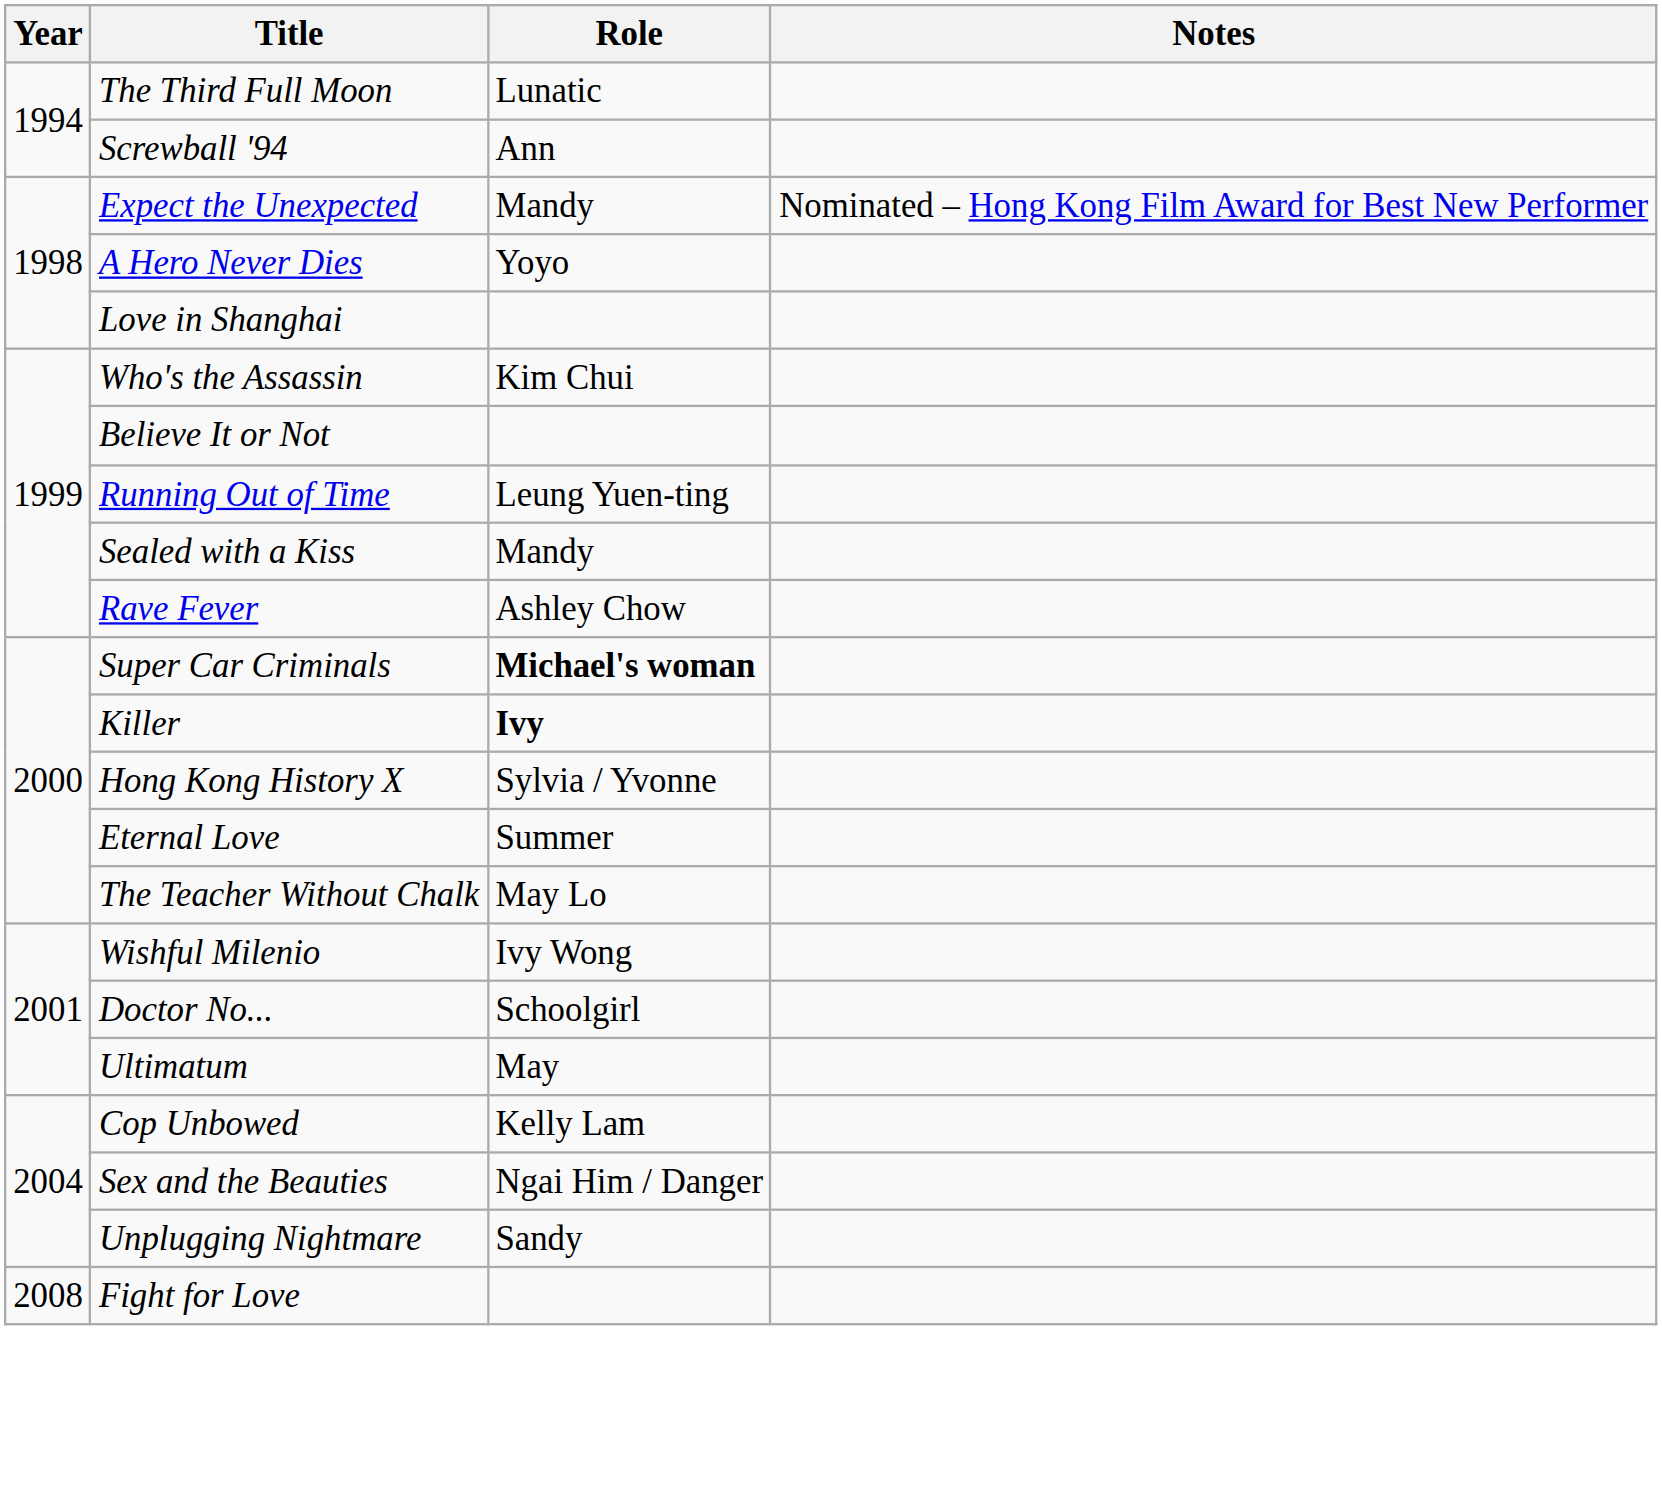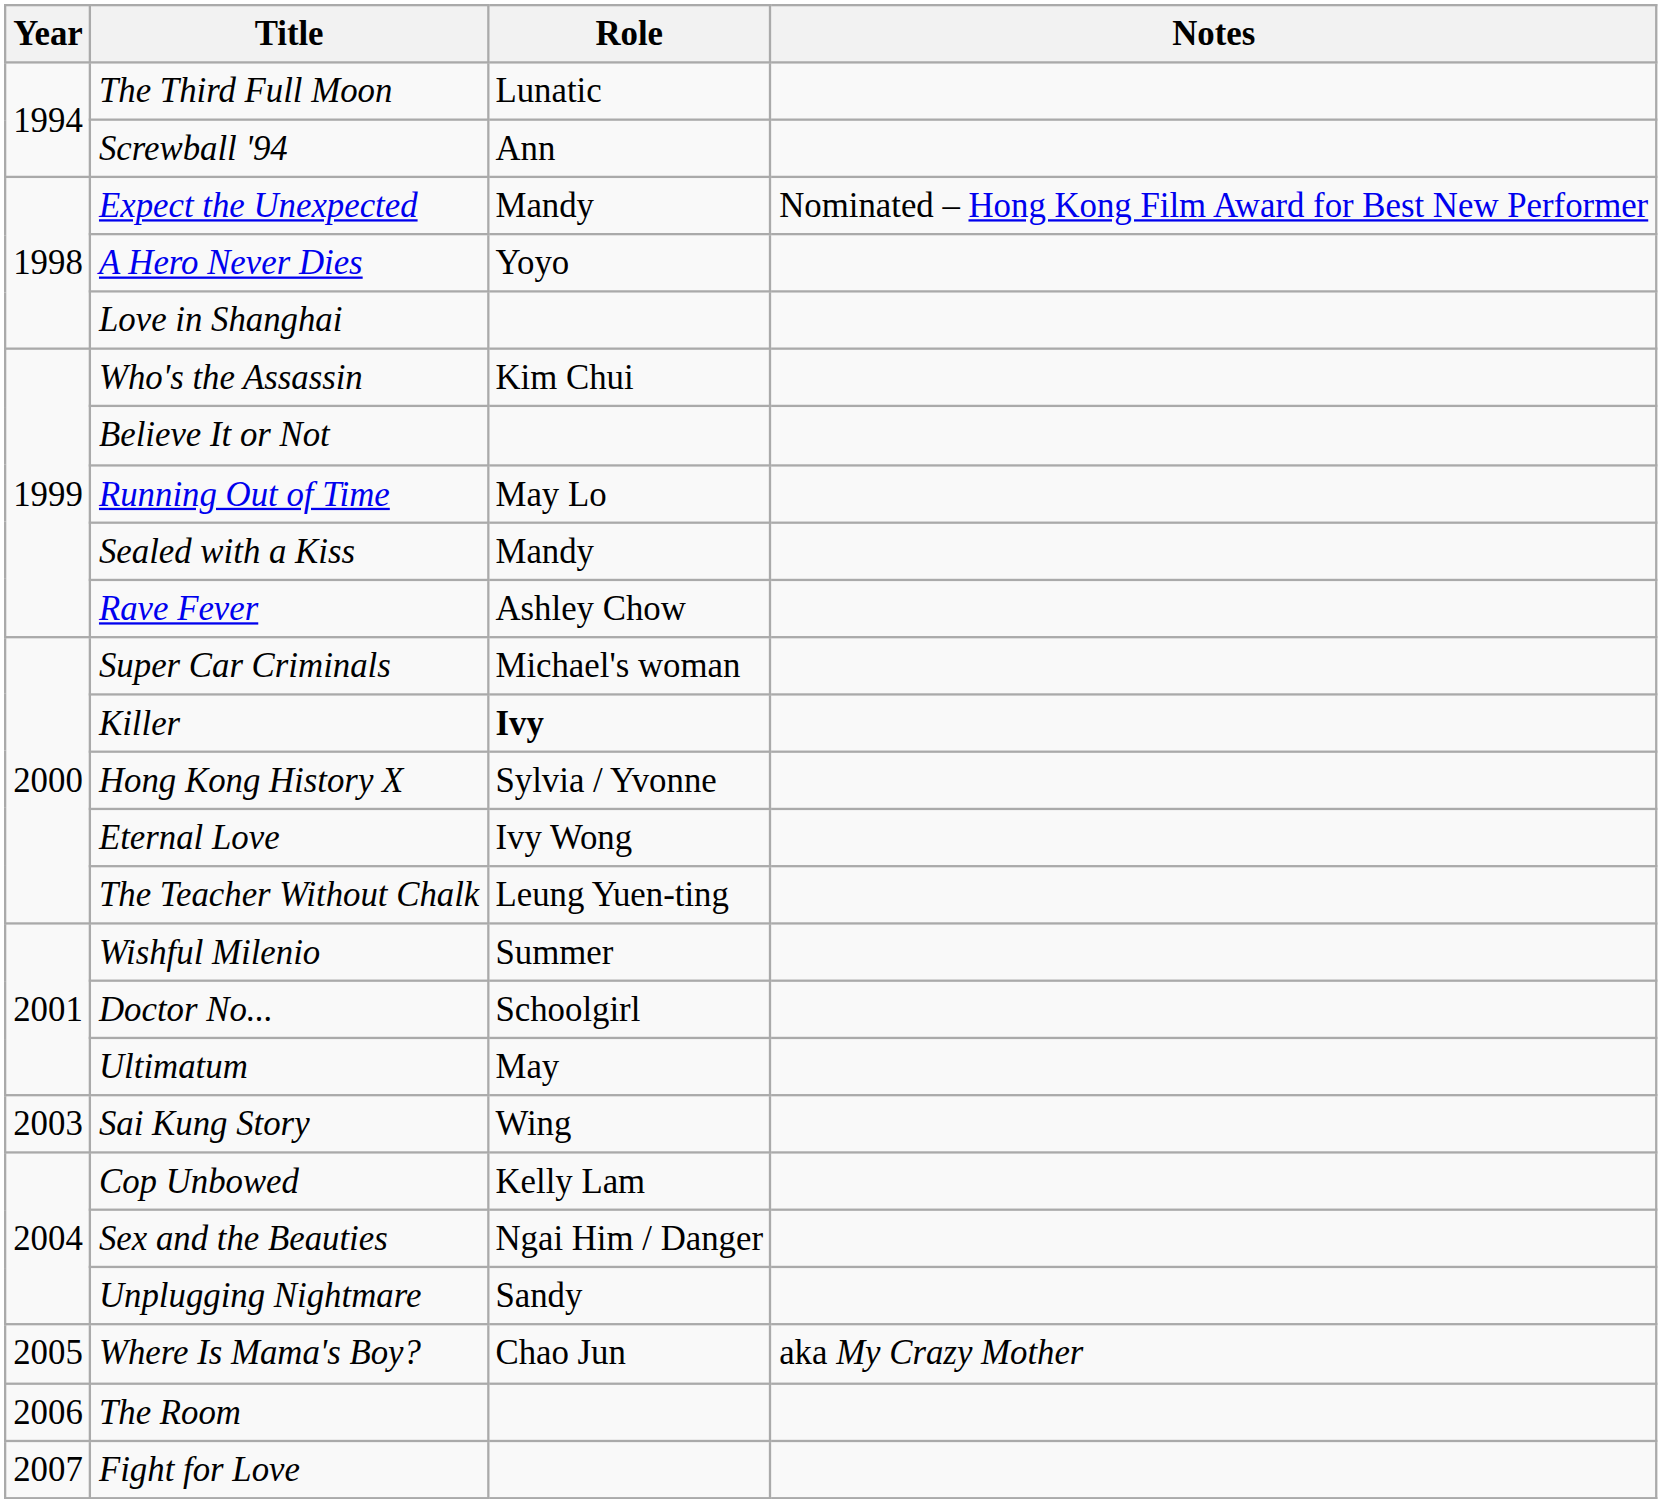(612, 492) Leung Yuen-ting -> (551, 492) May Lo
(625, 664) bold -> (618, 664) normal
(554, 836) Summer -> (564, 836) Ivy Wong
(551, 894) May Lo -> (612, 894) Leung Yuen-ting
(564, 951) Ivy Wong -> (554, 951) Summer
+ row: (204, 1123)
+ row: (260, 1353)
+ row: (170, 1410)
(48, 1296) 2008 -> (48, 1468) 2007
